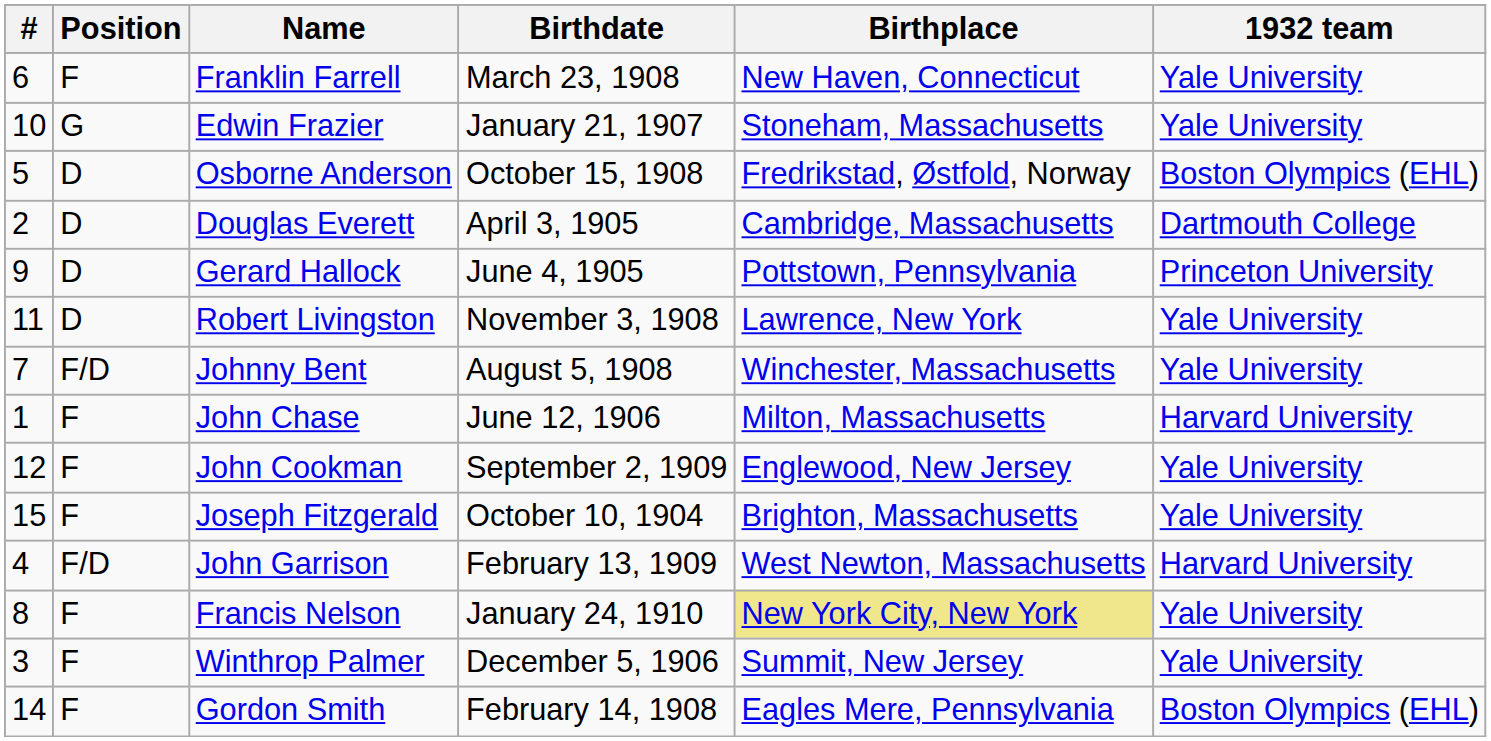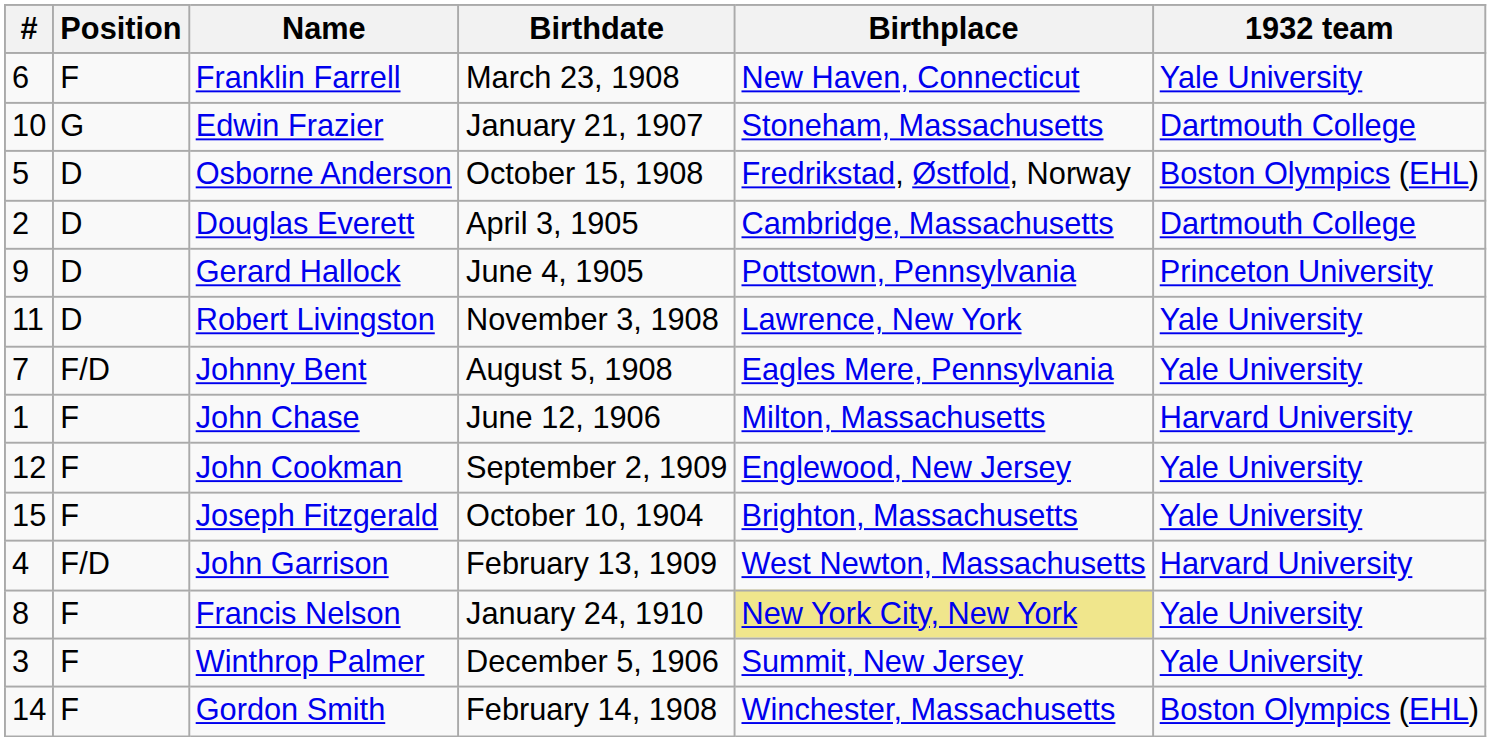(1261, 126) Yale University -> (1288, 126) Dartmouth College
(928, 369) Winchester, Massachusetts -> (928, 369) Eagles Mere, Pennsylvania
(928, 710) Eagles Mere, Pennsylvania -> (928, 710) Winchester, Massachusetts
